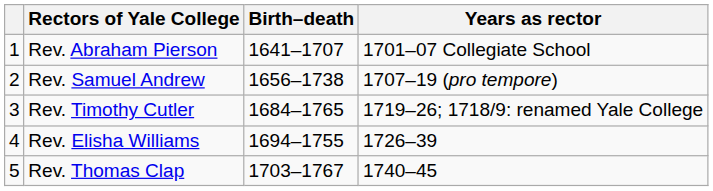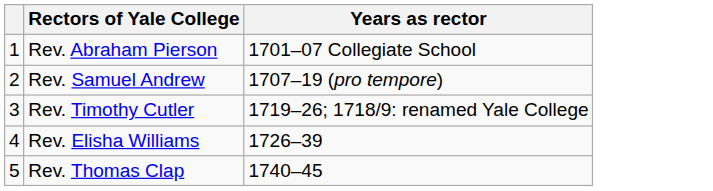- column: (301, 19)
